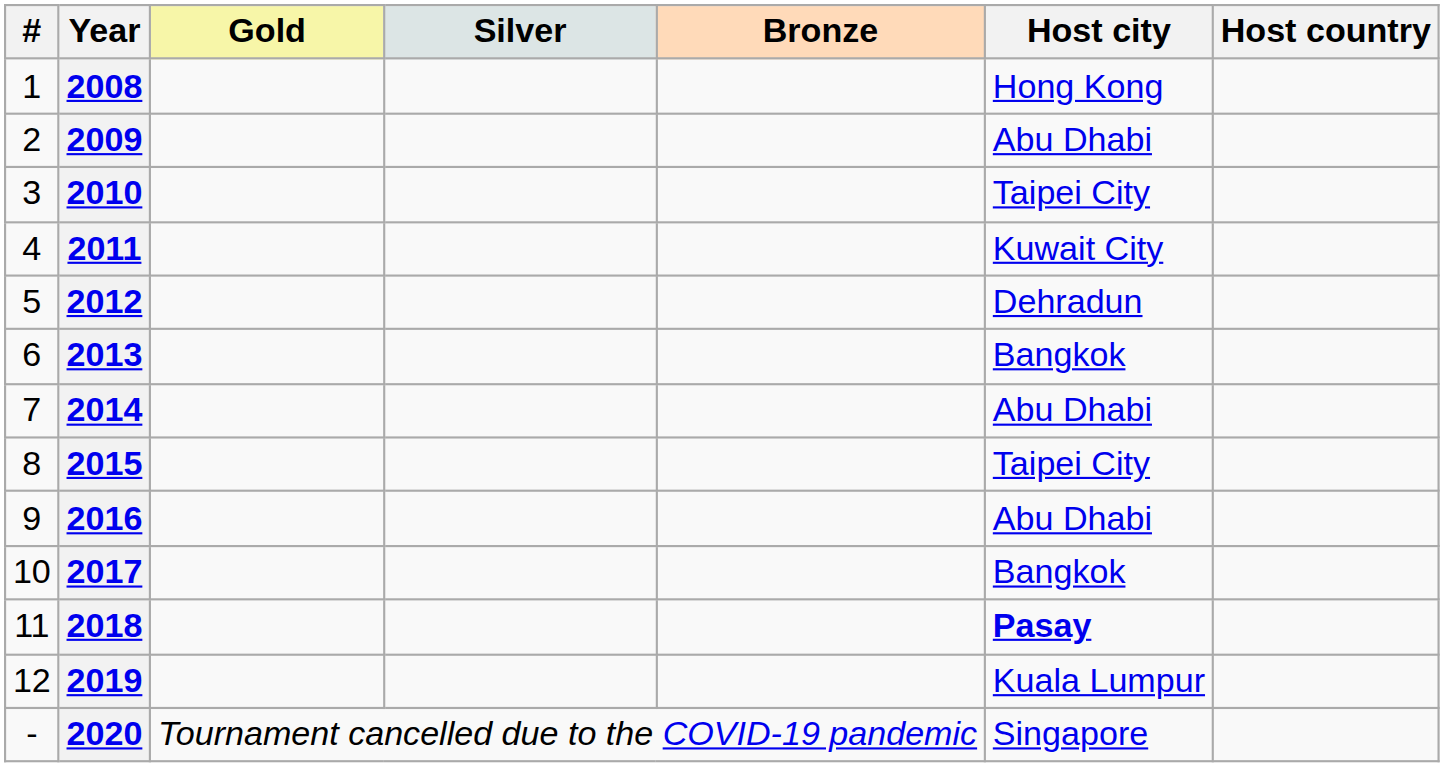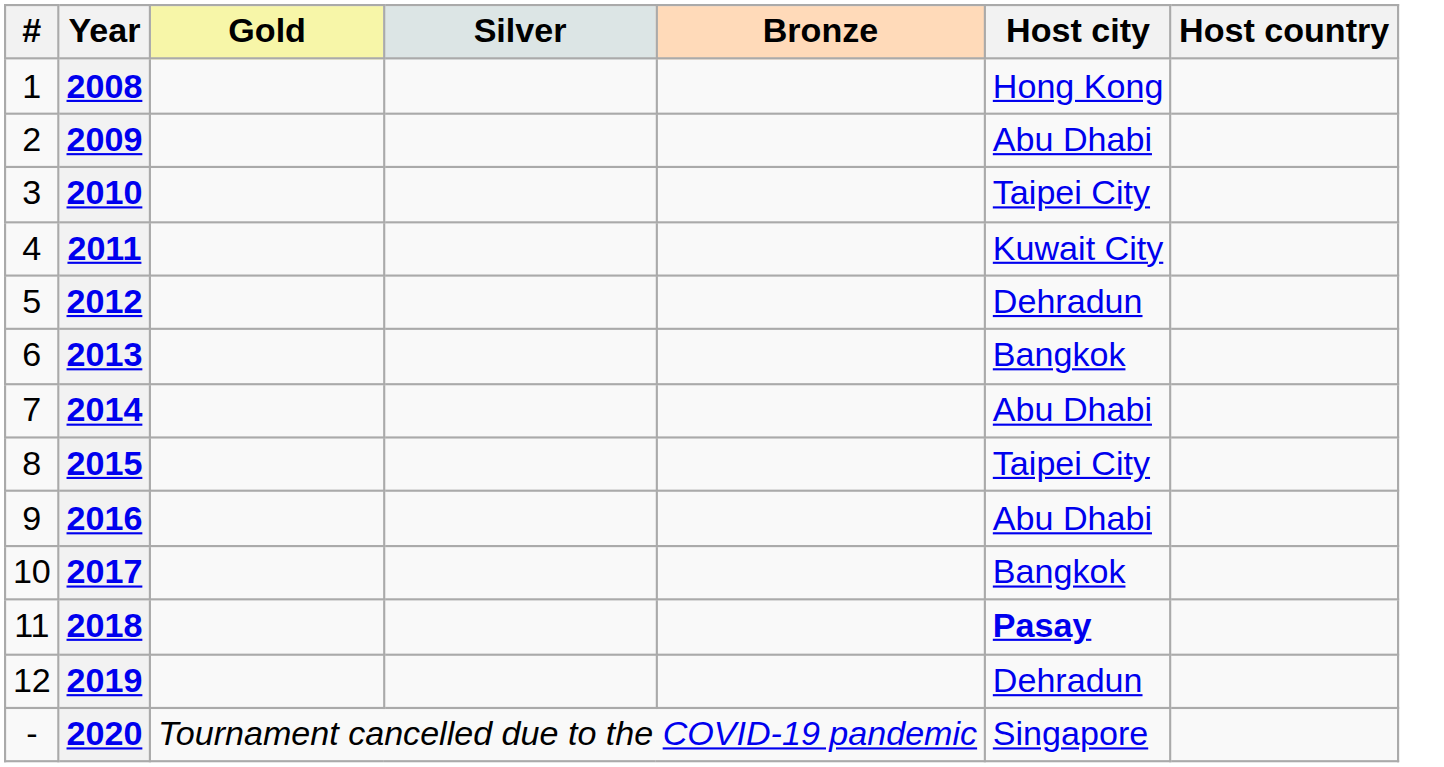(1099, 680) Kuala Lumpur -> (1068, 680) Dehradun
